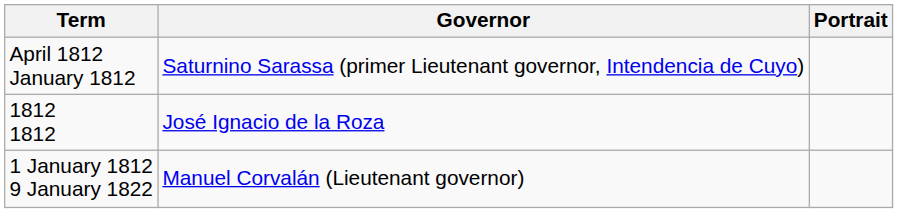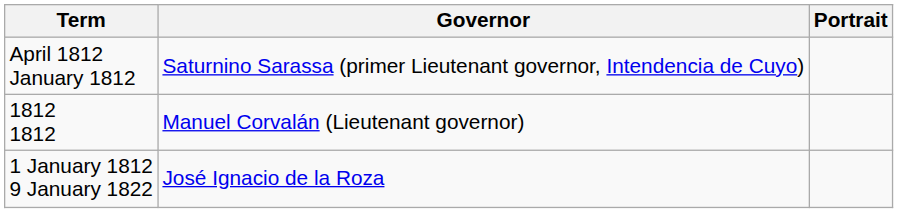(273, 122) José Ignacio de la Roza -> (343, 122) Manuel Corvalán (Lieutenant governor)
(343, 178) Manuel Corvalán (Lieutenant governor) -> (273, 178) José Ignacio de la Roza
